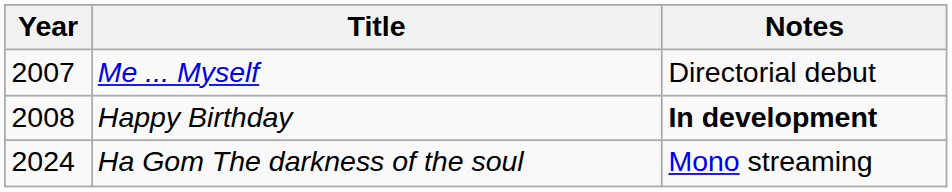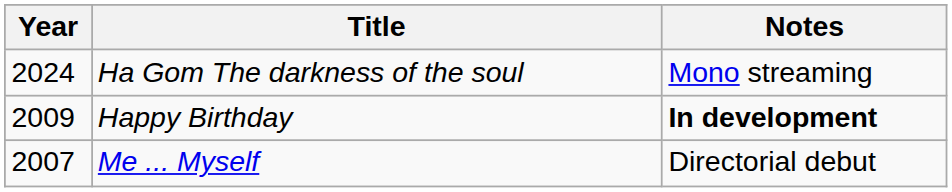rows swapped: (179, 72) <-> (311, 162)
(43, 117) 2008 -> (43, 117) 2009
